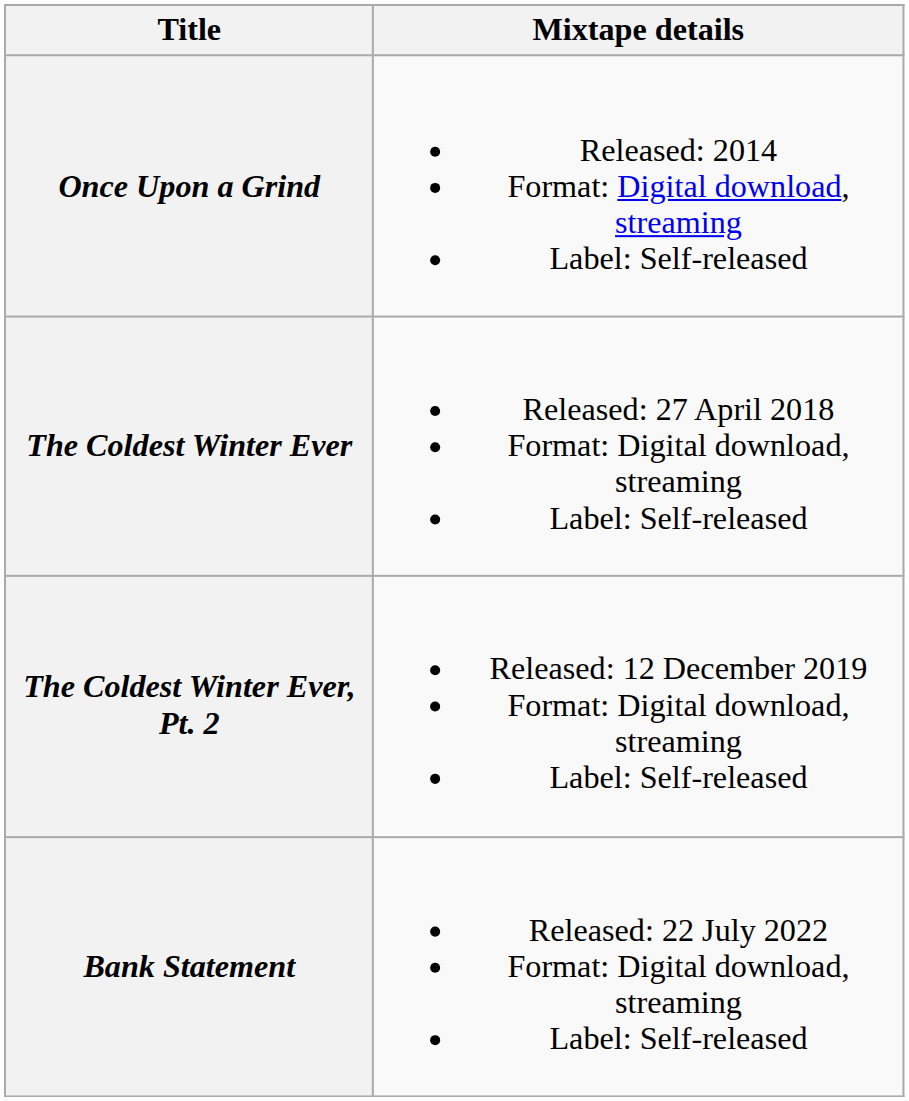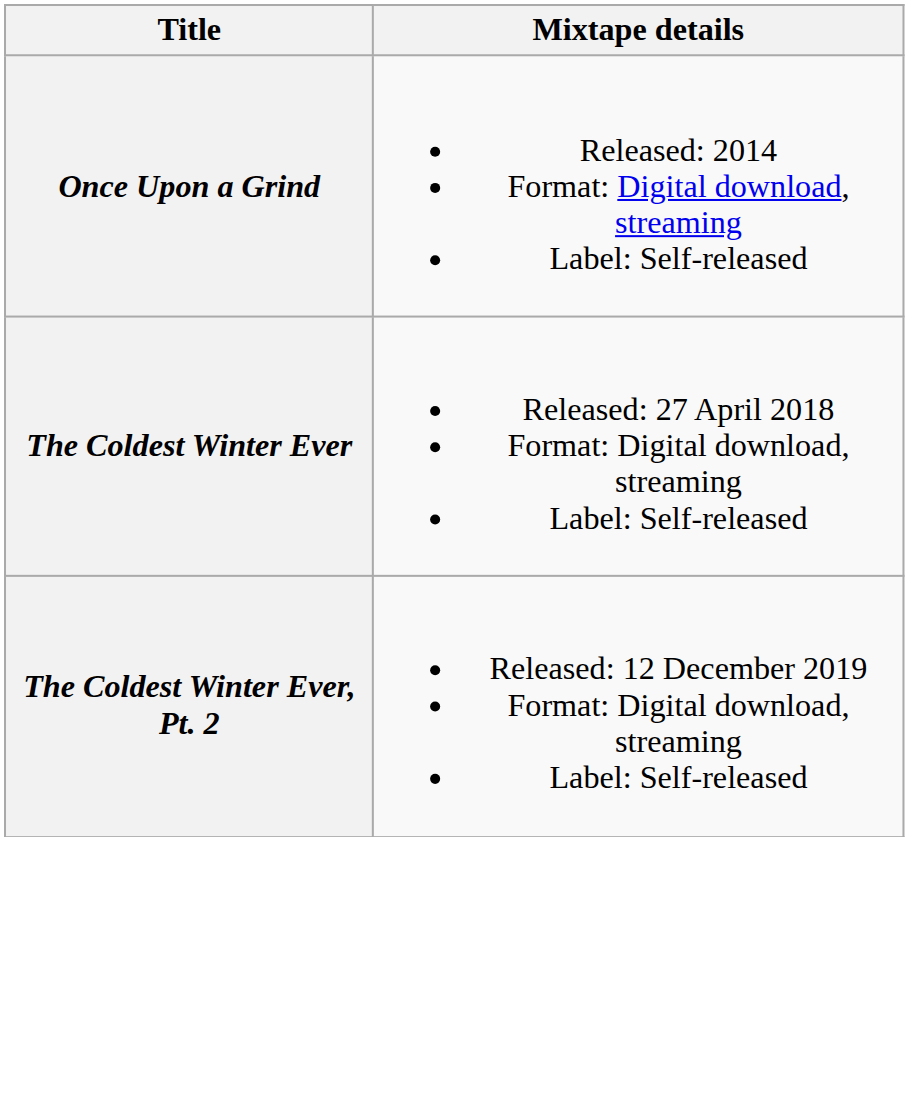- row: (189, 965)
